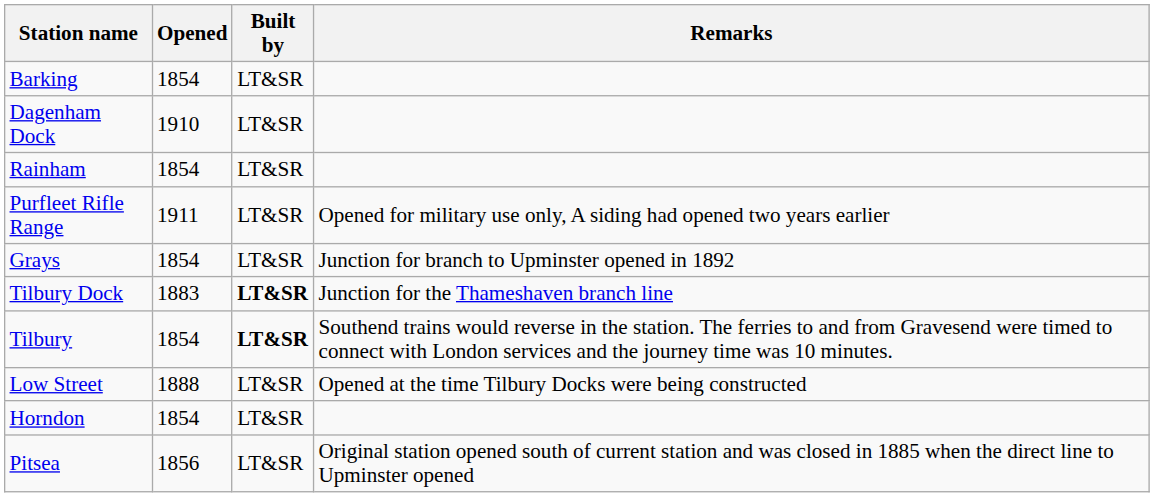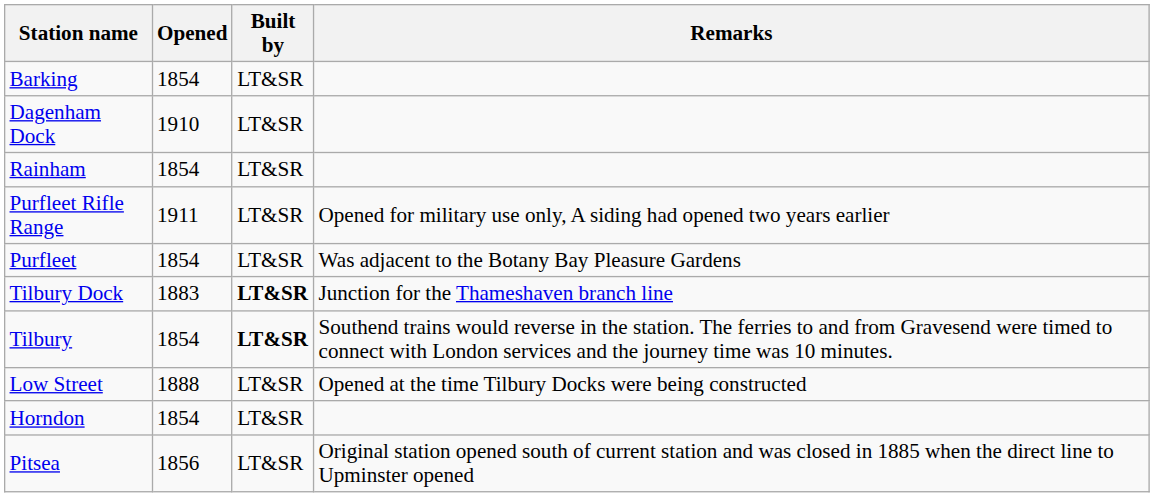+ row: (43, 260)
- row: (35, 260)
